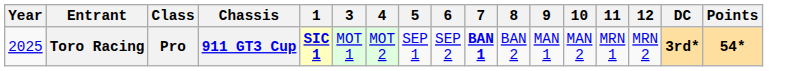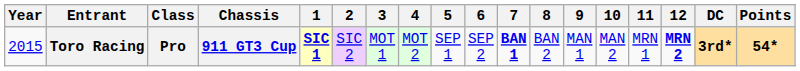+ column: (349, 16)
(25, 46) 2025 -> (25, 46) 2015
(645, 46) normal -> (678, 46) bold
